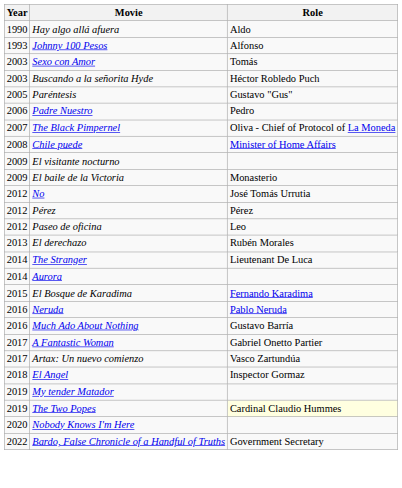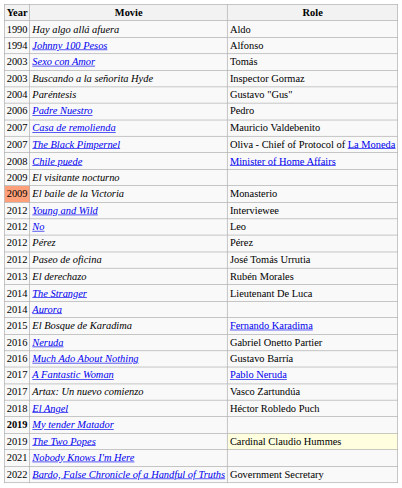(17, 45) 1993 -> (17, 45) 1994
(275, 78) Héctor Robledo Puch -> (267, 78) Inspector Gormaz
(17, 95) 2005 -> (17, 95) 2004
+ row: (74, 128)
(17, 177) no background -> (17, 194) lightsalmon background
+ row: (65, 210)
(270, 194) José Tomás Urrutia -> (238, 227) Leo
(238, 227) Leo -> (270, 260) José Tomás Urrutia
(258, 309) Pablo Neruda -> (276, 342) Gabriel Onetto Partier
(276, 342) Gabriel Onetto Partier -> (258, 375) Pablo Neruda
(267, 375) Inspector Gormaz -> (275, 408) Héctor Robledo Puch
(17, 392) normal -> (17, 425) bold
(17, 425) 2020 -> (17, 458) 2021
